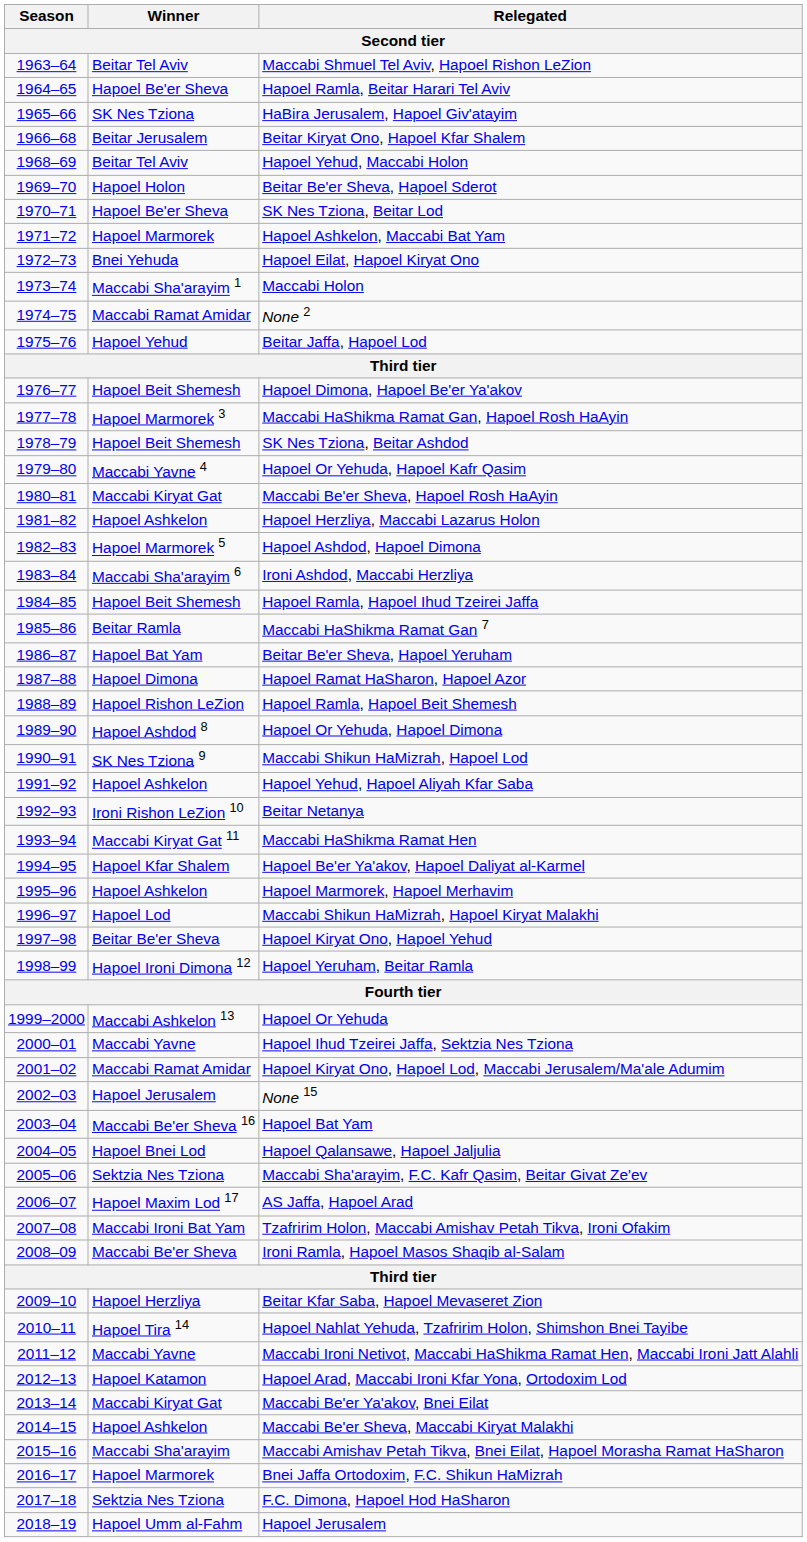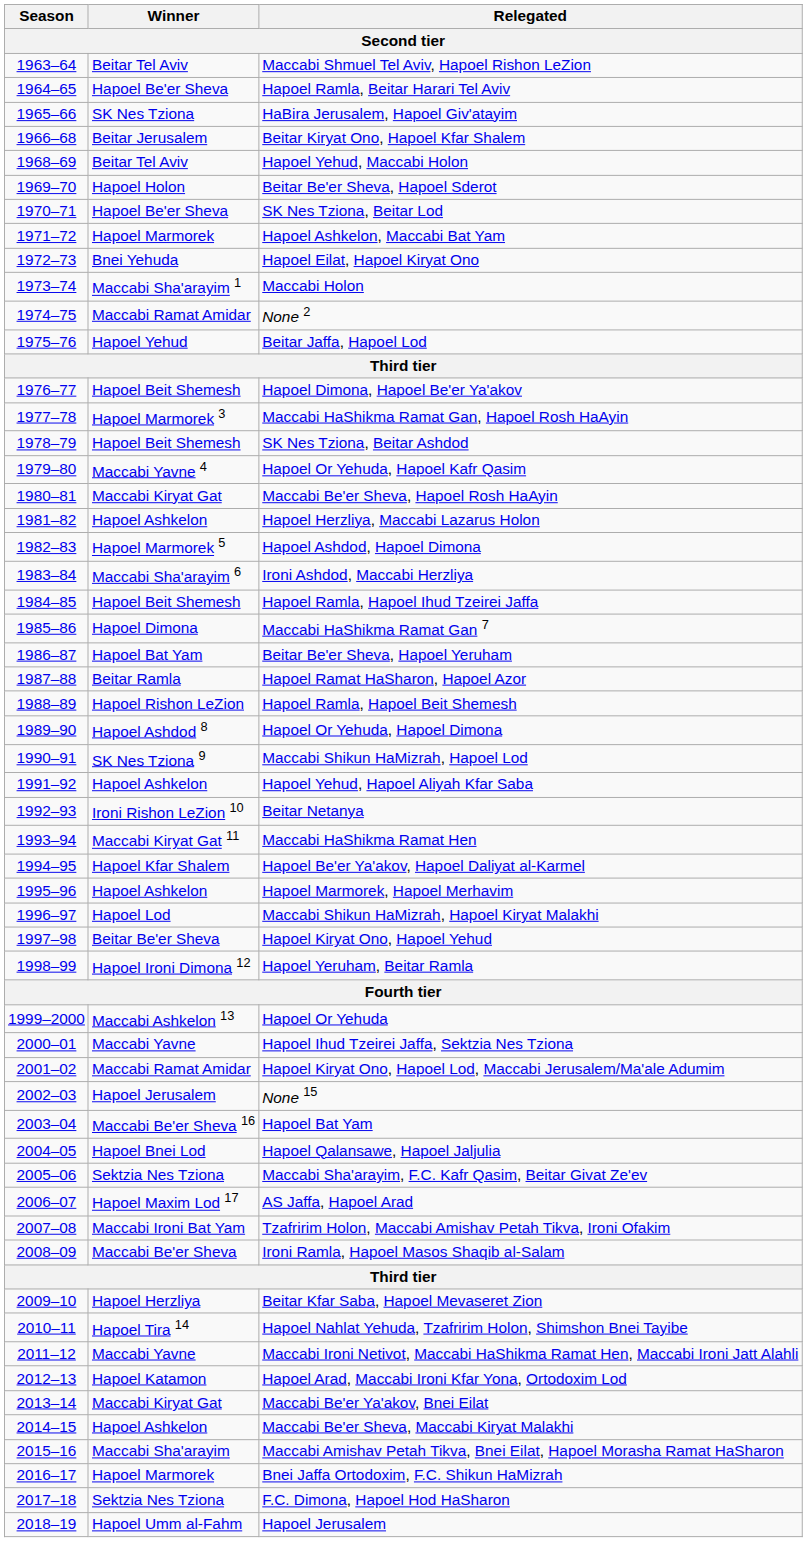(136, 628) Beitar Ramla -> (145, 628) Hapoel Dimona
(145, 679) Hapoel Dimona -> (136, 679) Beitar Ramla
